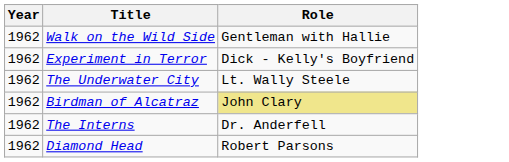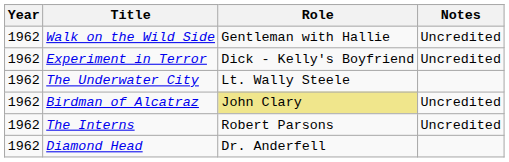+ column: (461, 15)
(274, 125) Dr. Anderfell -> (278, 125) Robert Parsons
(278, 146) Robert Parsons -> (274, 146) Dr. Anderfell
